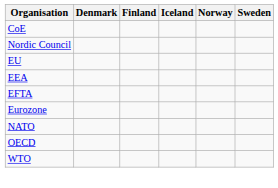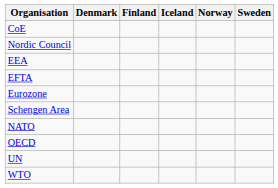- row: (14, 61)
+ row: (38, 110)
+ row: (15, 159)
